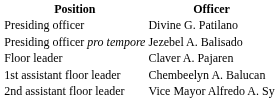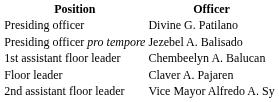rows swapped: (33, 58) <-> (62, 75)
